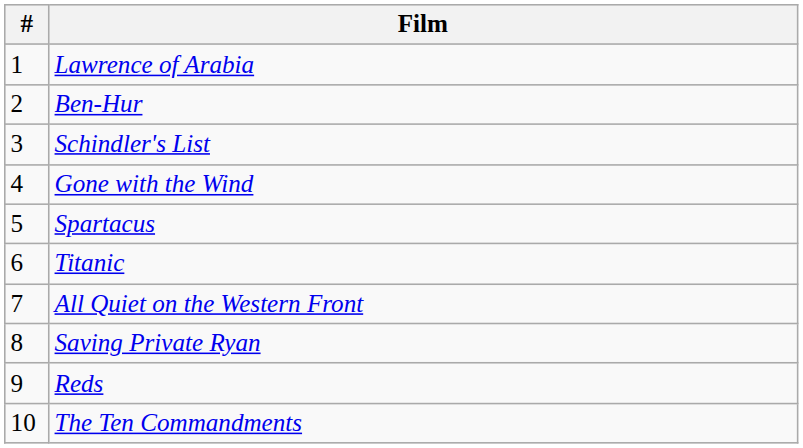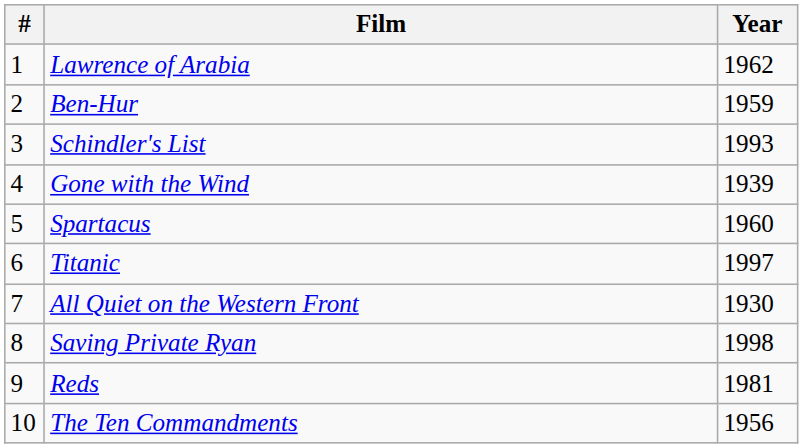+ column: (757, 24)
